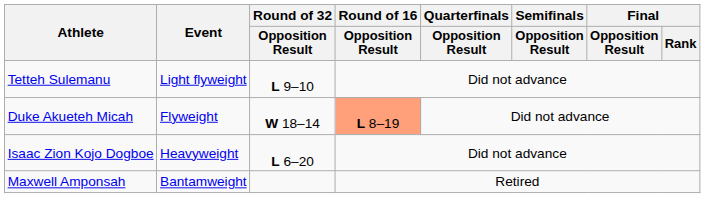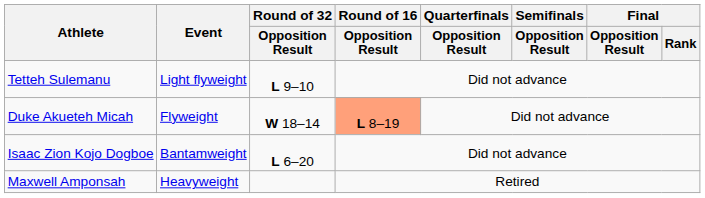(199, 153) Heavyweight -> (203, 153) Bantamweight
(203, 182) Bantamweight -> (199, 182) Heavyweight
